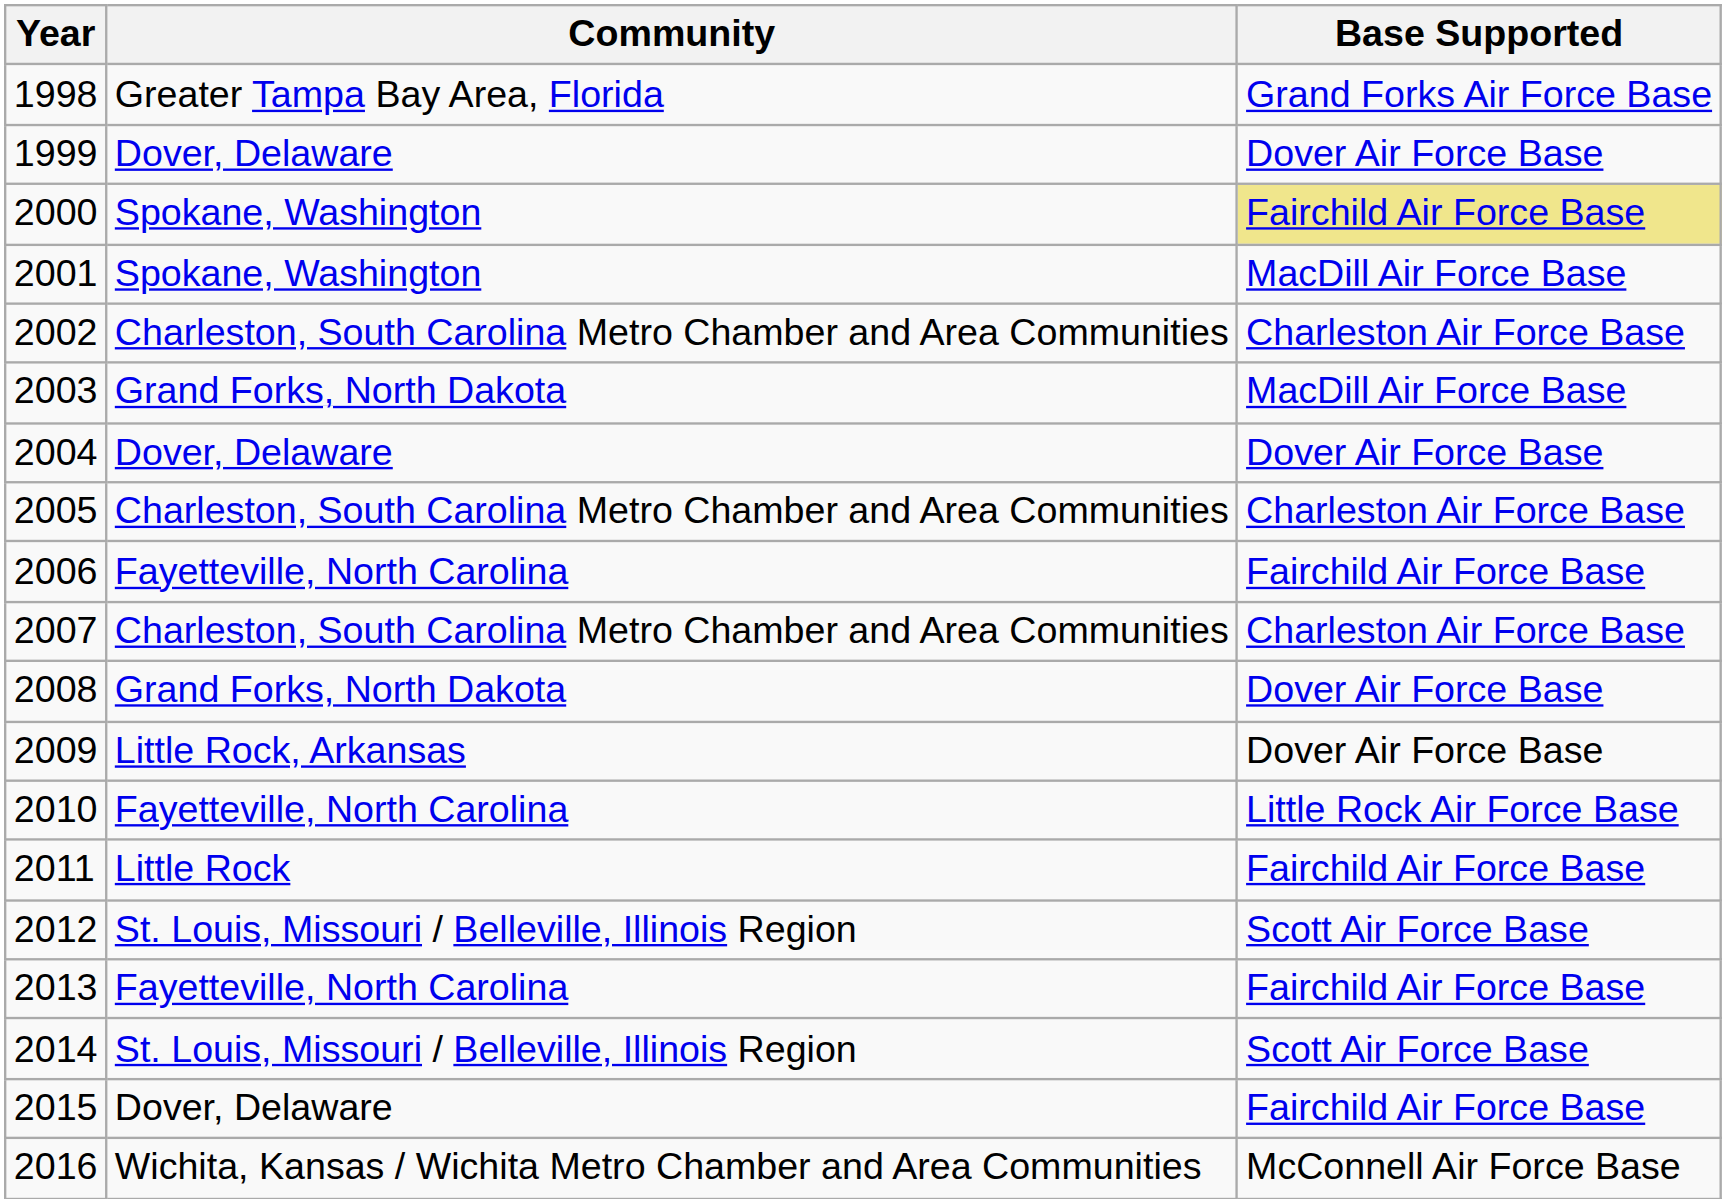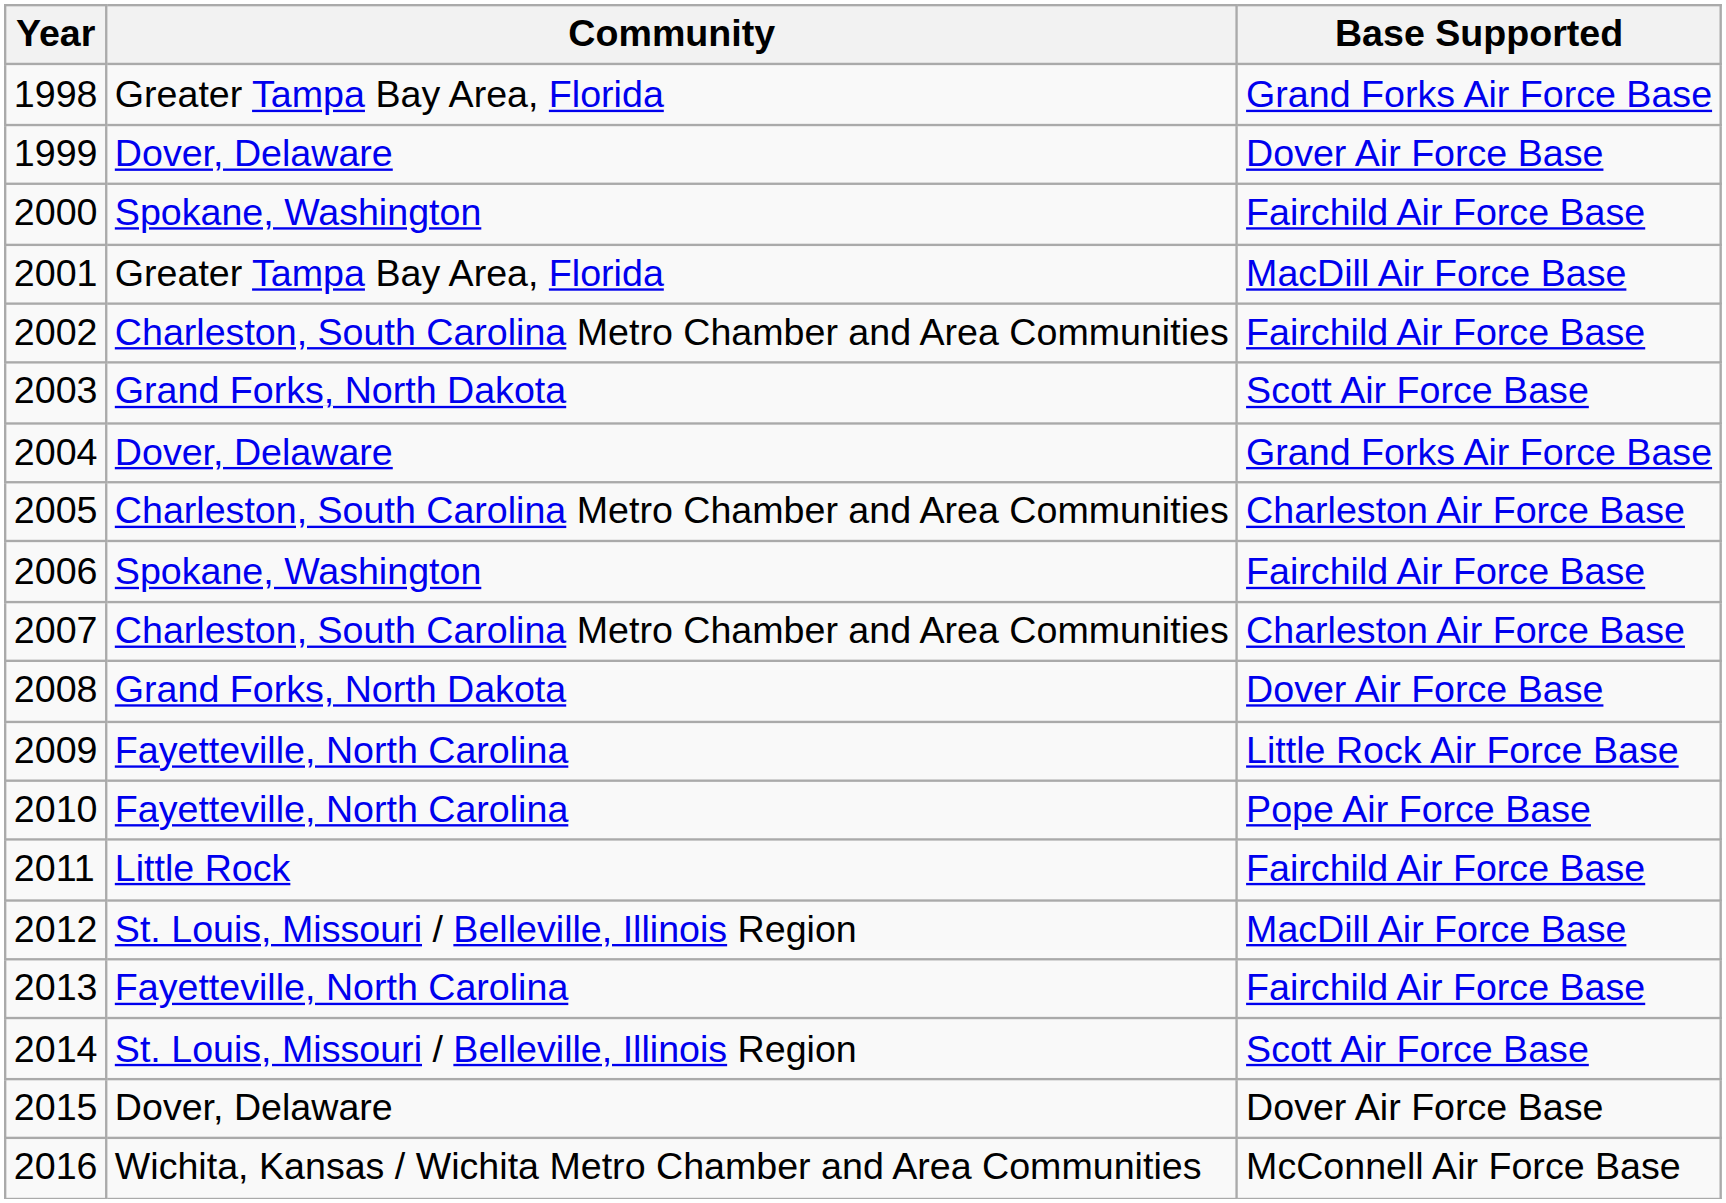(1446, 213) khaki background -> (1446, 213) no background
(298, 272) Spokane, Washington -> (389, 272) Greater Tampa Bay Area, Florida
(1466, 332) Charleston Air Force Base -> (1446, 332) Fairchild Air Force Base
(1436, 392) MacDill Air Force Base -> (1417, 392) Scott Air Force Base
(1425, 451) Dover Air Force Base -> (1479, 451) Grand Forks Air Force Base
(342, 570) Fayetteville, North Carolina -> (298, 570) Spokane, Washington
(290, 749) Little Rock, Arkansas -> (342, 749) Fayetteville, North Carolina
(1425, 749) Dover Air Force Base -> (1462, 749) Little Rock Air Force Base
(1462, 809) Little Rock Air Force Base -> (1419, 809) Pope Air Force Base
(1417, 928) Scott Air Force Base -> (1436, 928) MacDill Air Force Base
(1446, 1107) Fairchild Air Force Base -> (1425, 1107) Dover Air Force Base
